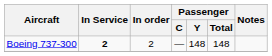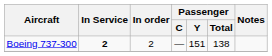(197, 43) 148 -> (197, 43) 151
(221, 43) 148 -> (221, 43) 138
